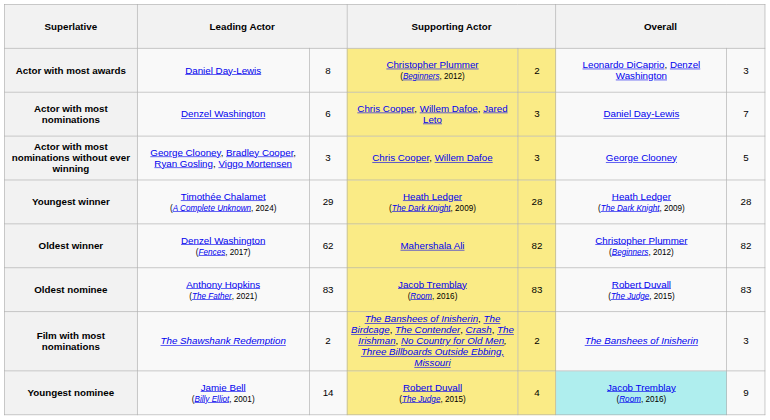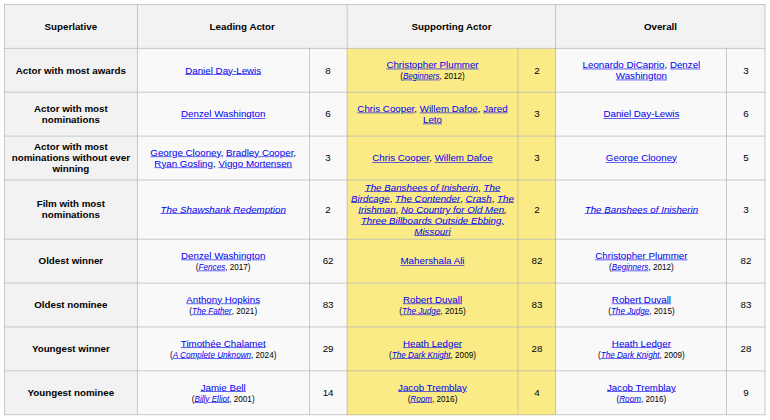(746, 114) 7 -> (746, 114) 6
rows swapped: (71, 341) <-> (71, 202)
(432, 289) Jacob Tremblay (Room, 2016) -> (432, 305) Robert Duvall (The Judge, 2015)
(432, 393) Robert Duvall (The Judge, 2015) -> (432, 393) Jacob Tremblay (Room, 2016)
(641, 393) paleturquoise background -> (641, 393) no background
